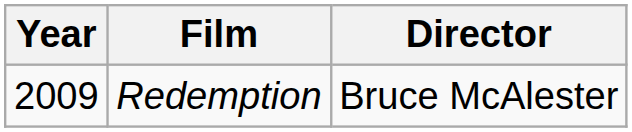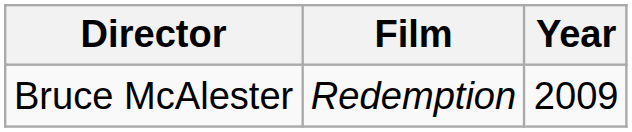columns swapped: (56, 34) <-> (479, 34)
